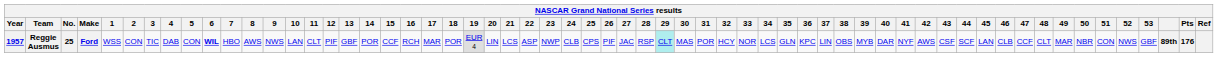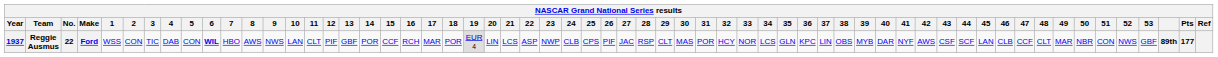(15, 42) 1957 -> (15, 42) 1937
(69, 42) 25 -> (69, 42) 22
(665, 42) paleturquoise background -> (665, 42) no background
(1187, 42) 176 -> (1187, 42) 177
